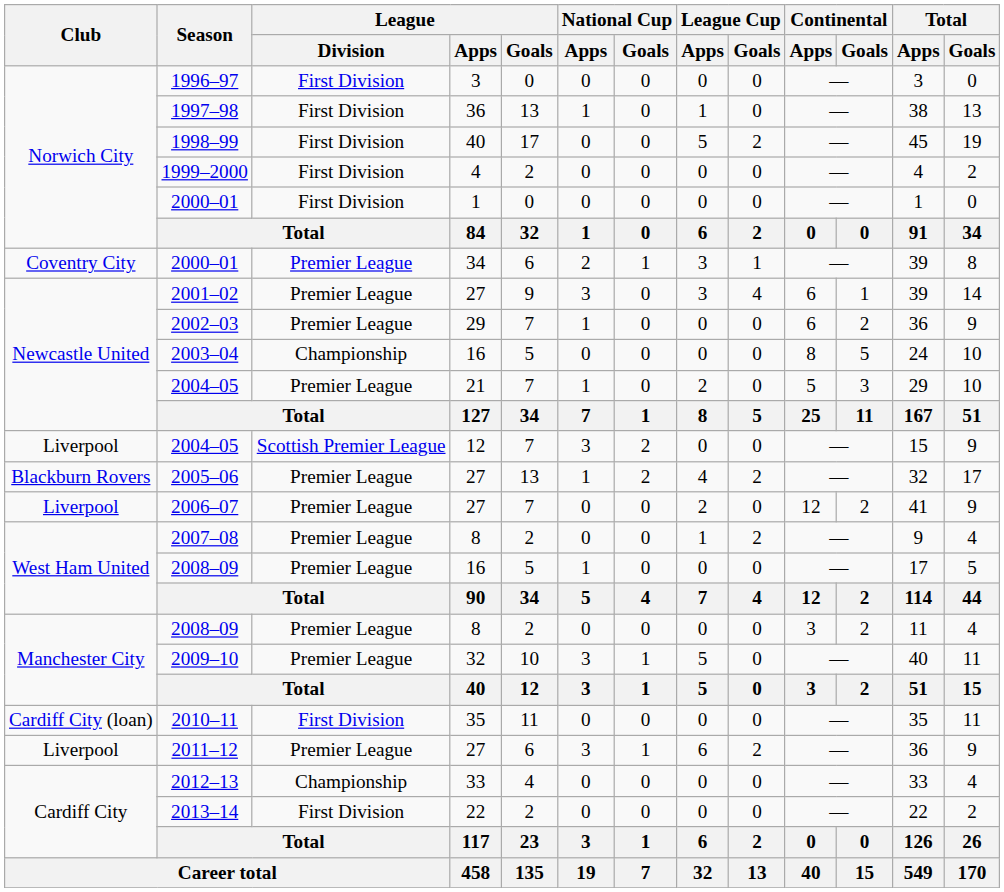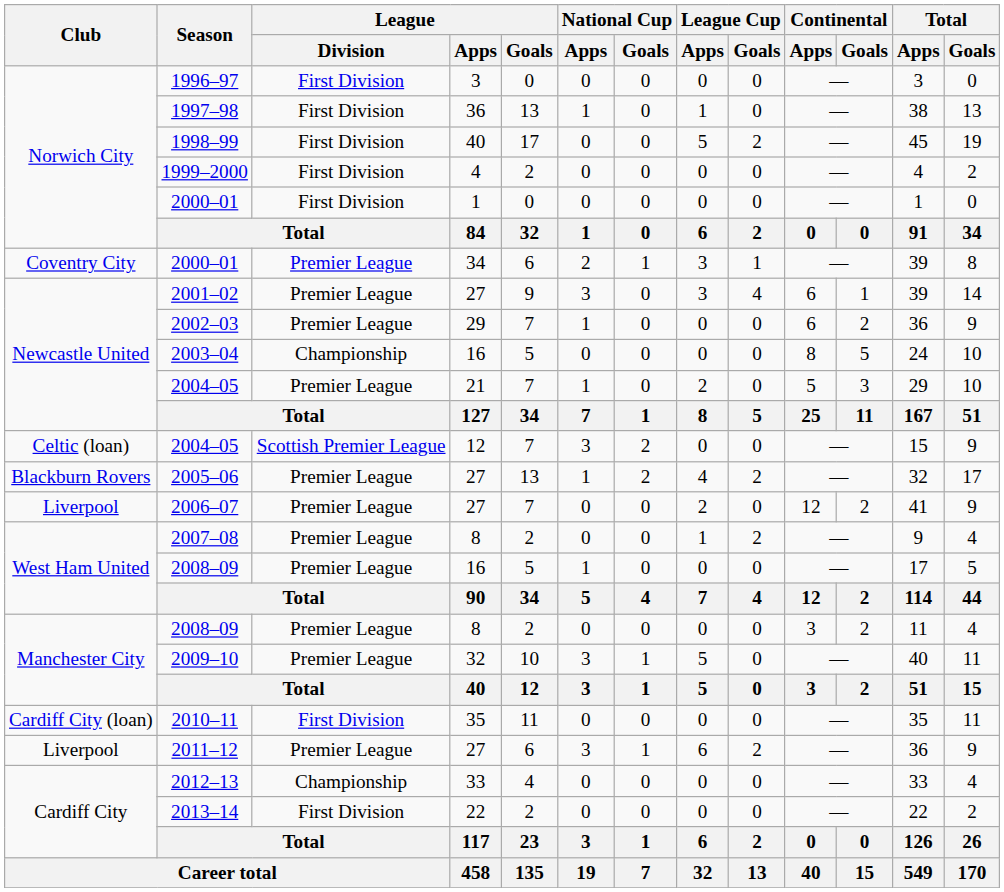(81, 446) Liverpool -> (81, 446) Celtic (loan)
